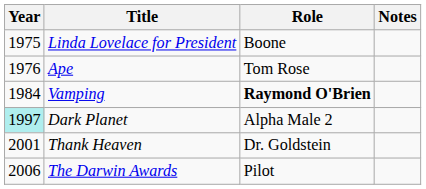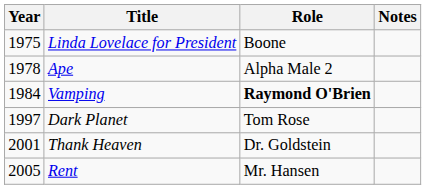(24, 68) 1976 -> (24, 68) 1978
(277, 68) Tom Rose -> (288, 68) Alpha Male 2
(24, 119) paleturquoise background -> (24, 119) no background
(288, 119) Alpha Male 2 -> (277, 119) Tom Rose
+ row: (63, 171)
- row: (113, 171)
